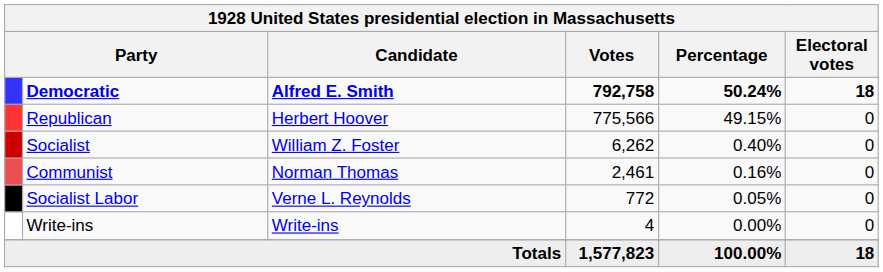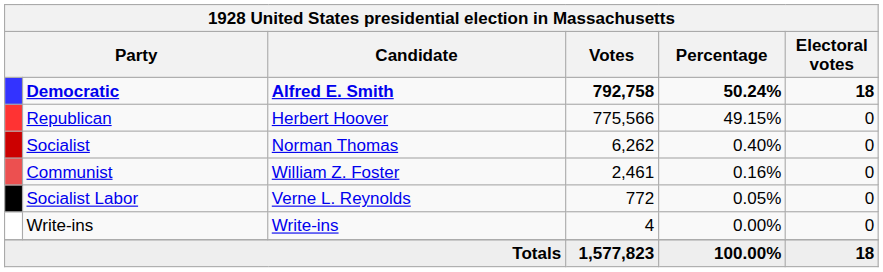(336, 145) William Z. Foster -> (335, 145) Norman Thomas
(335, 172) Norman Thomas -> (336, 172) William Z. Foster
